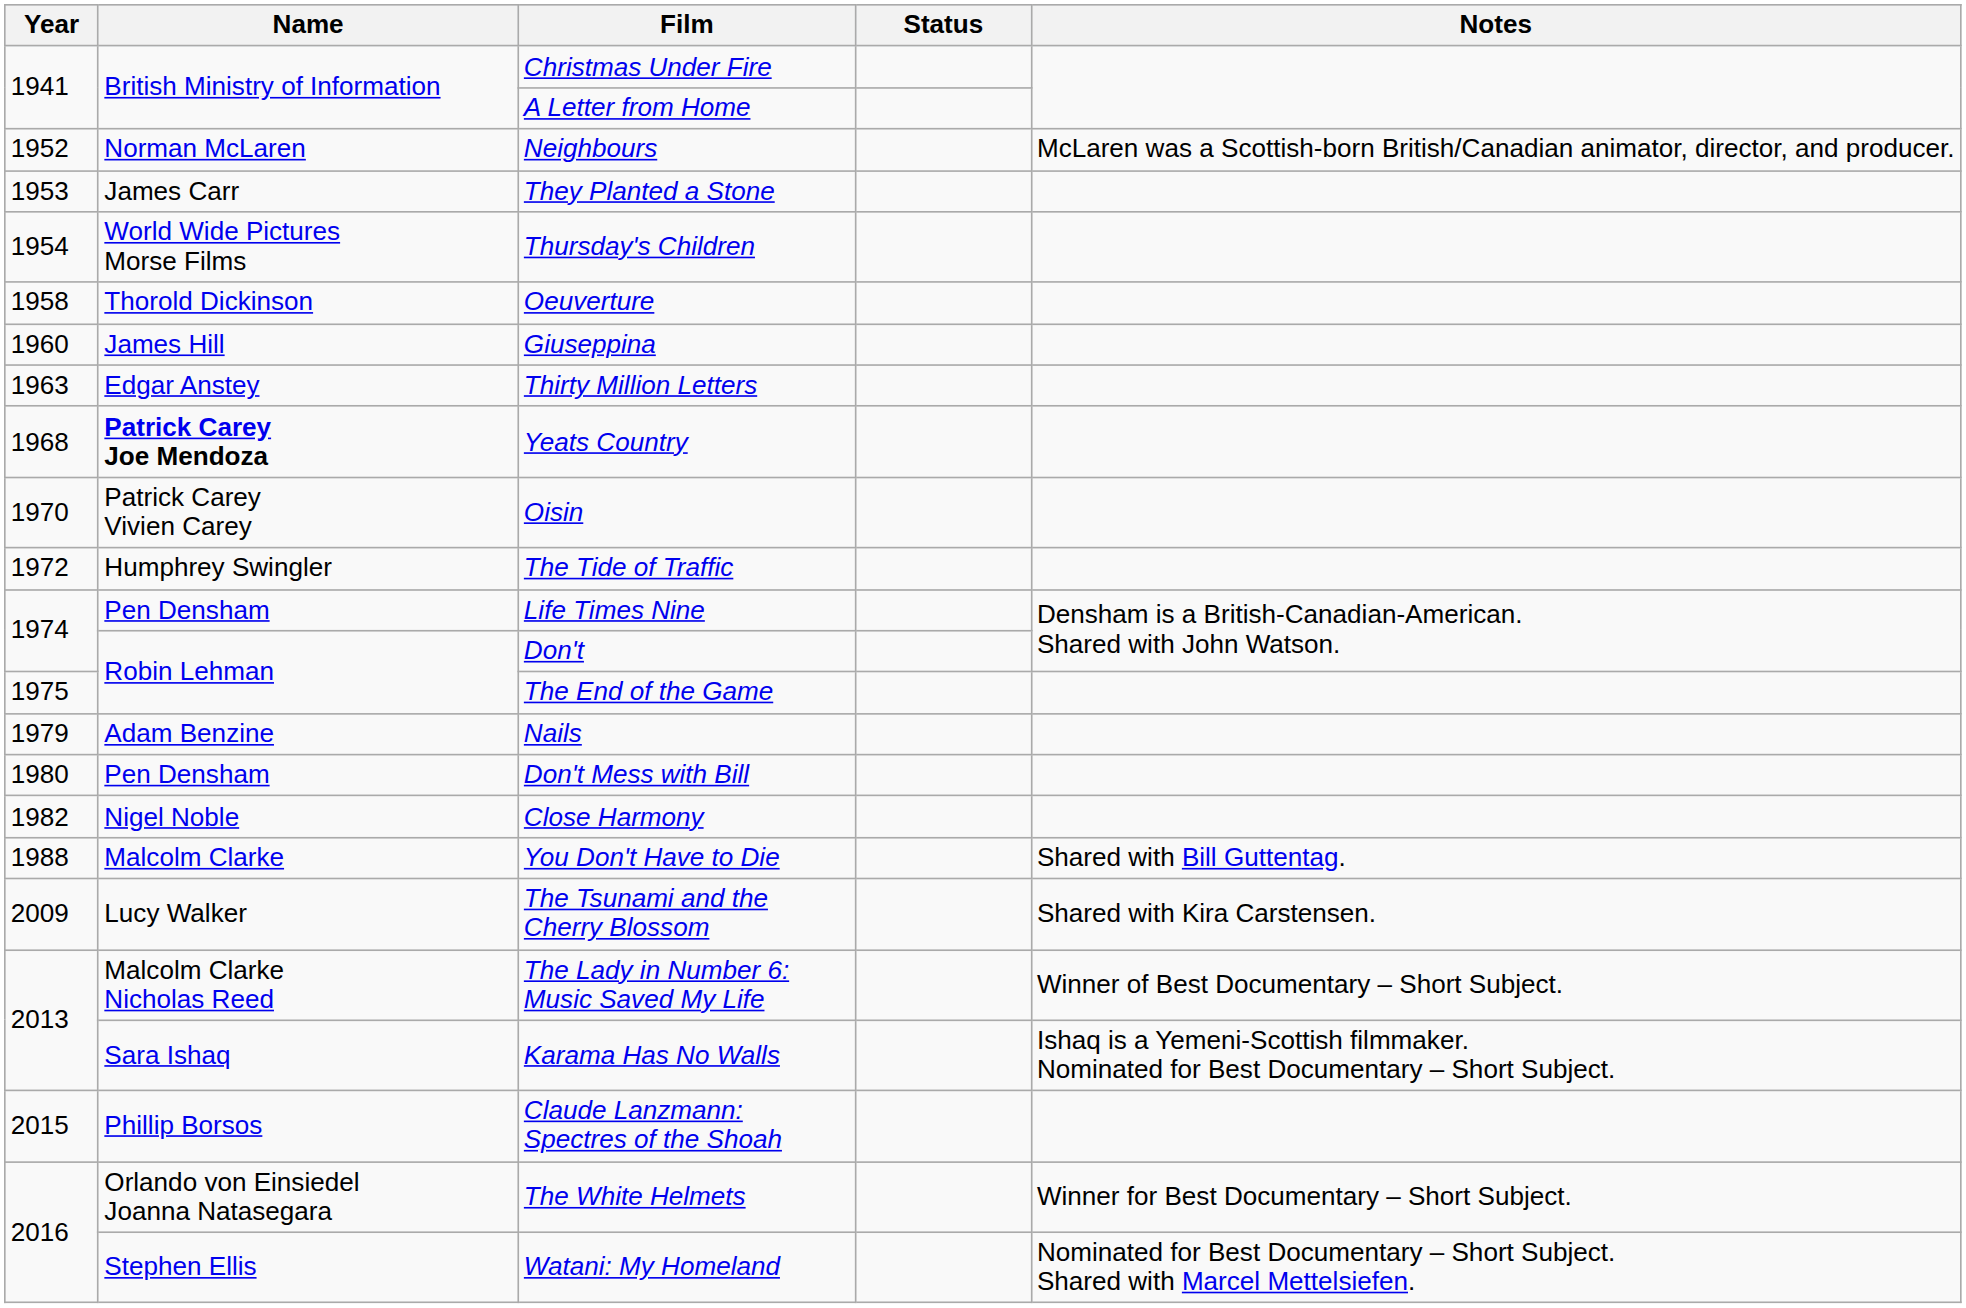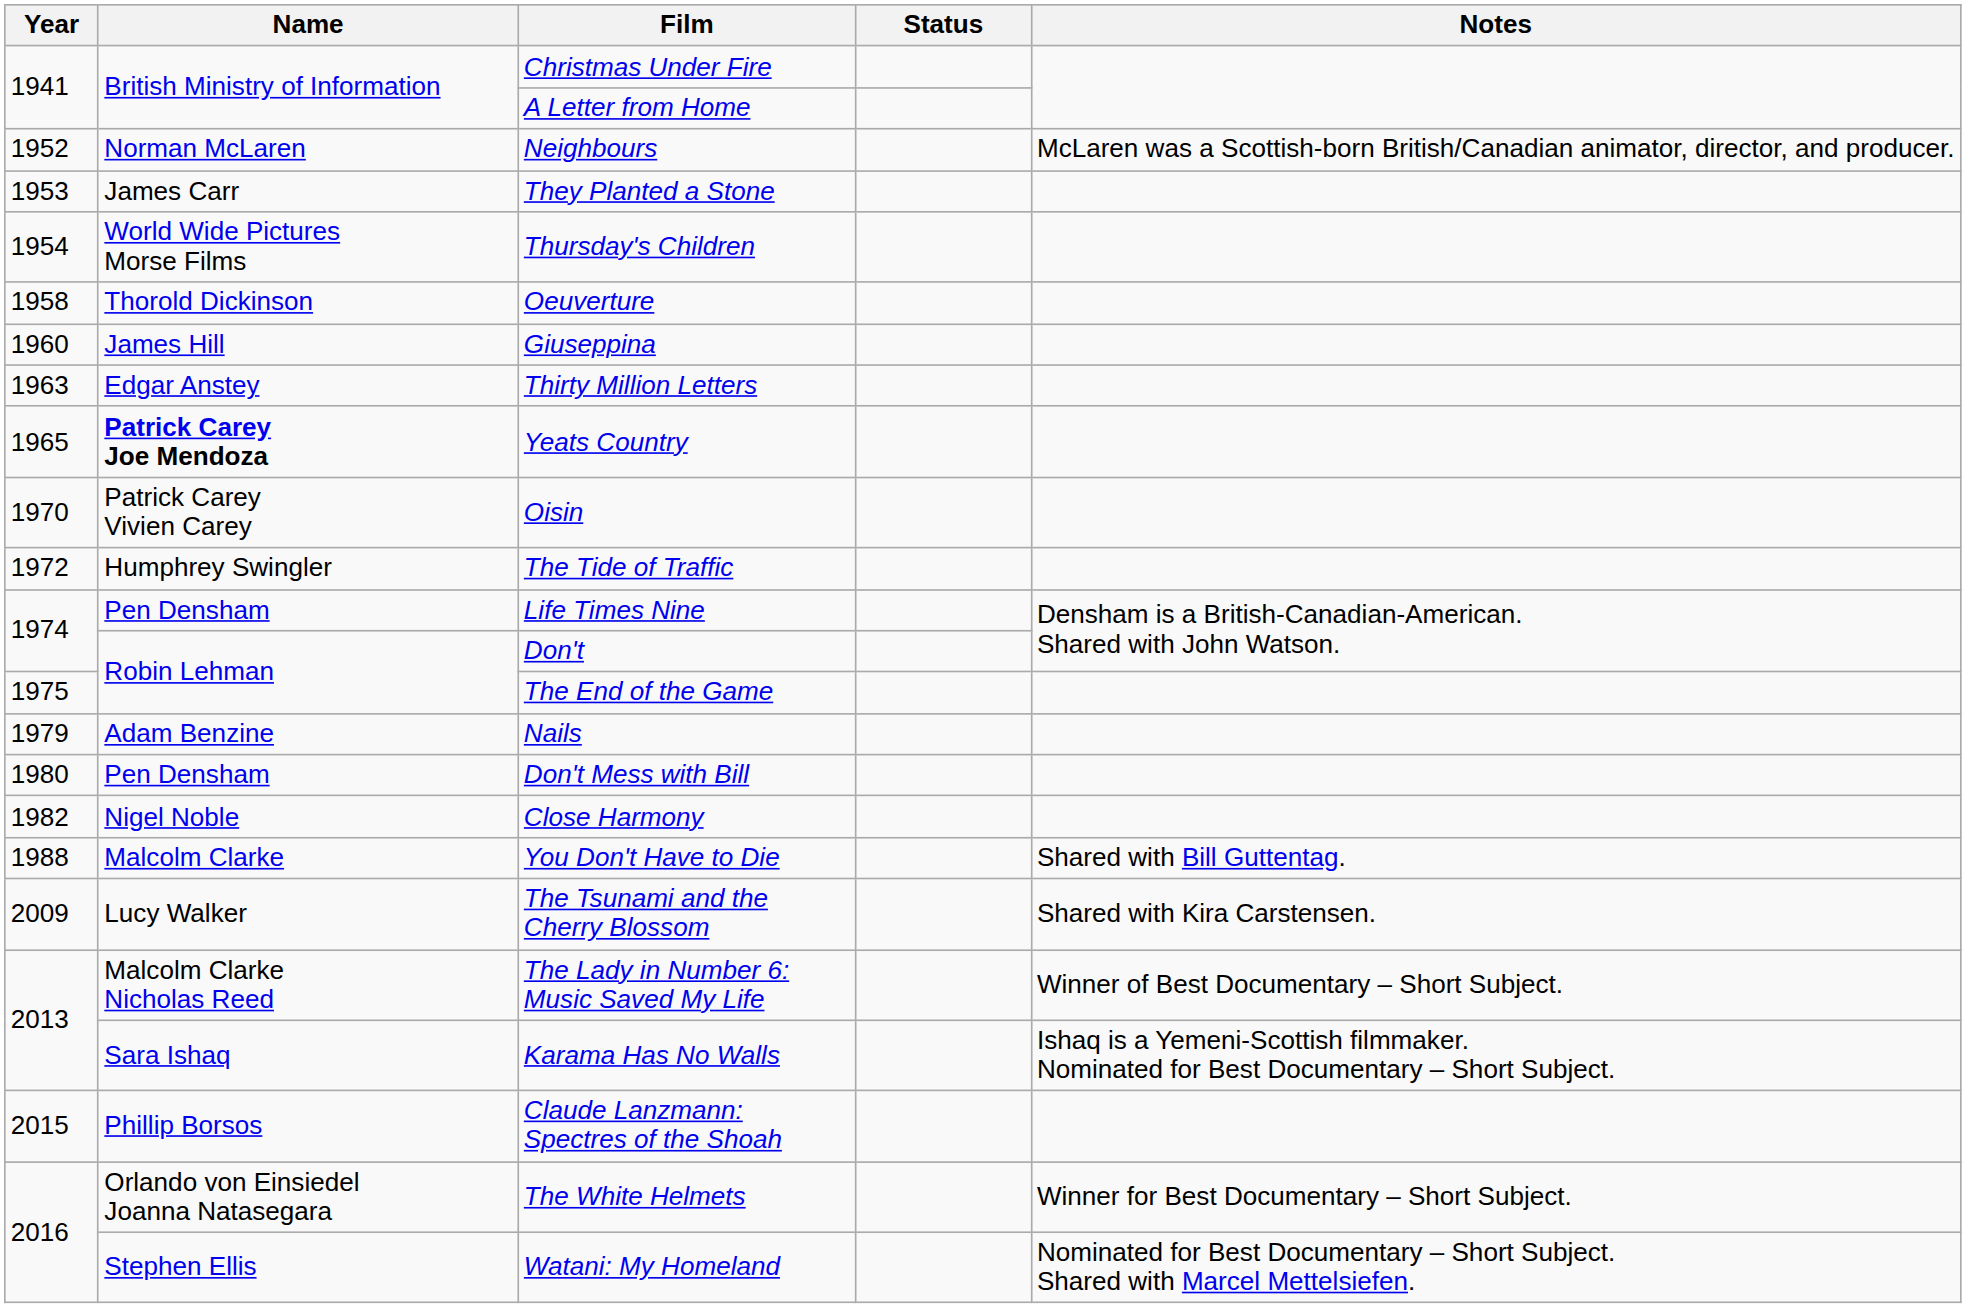(40, 441) 1968 -> (40, 441) 1965
